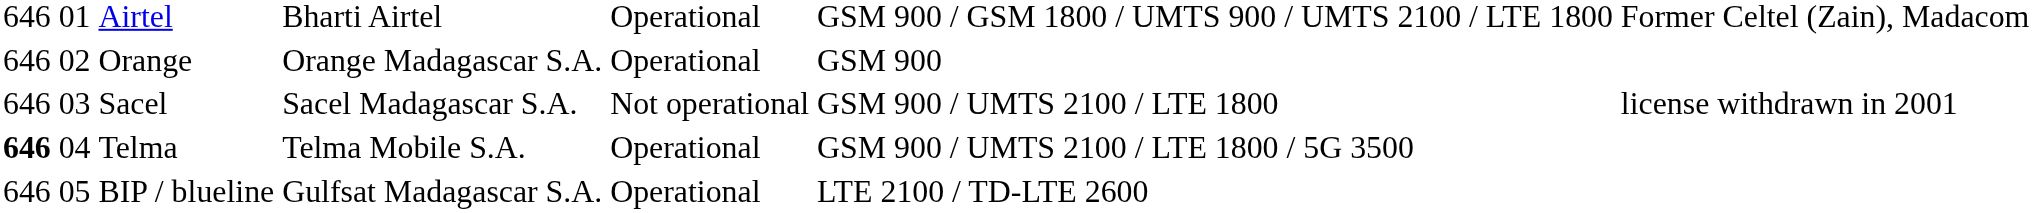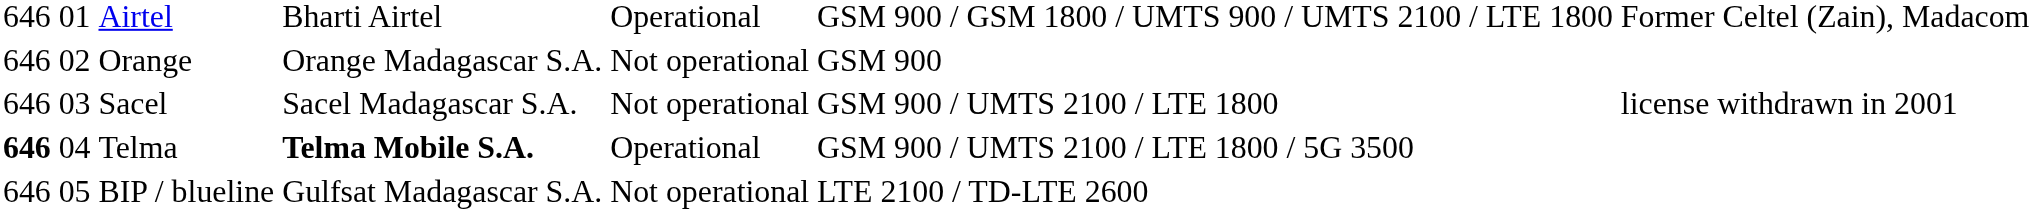(685, 60) Operational -> (710, 60) Not operational
(404, 147) normal -> (408, 147) bold
(685, 191) Operational -> (710, 191) Not operational
